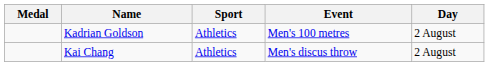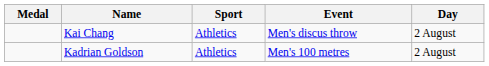rows swapped: (104, 33) <-> (89, 52)
